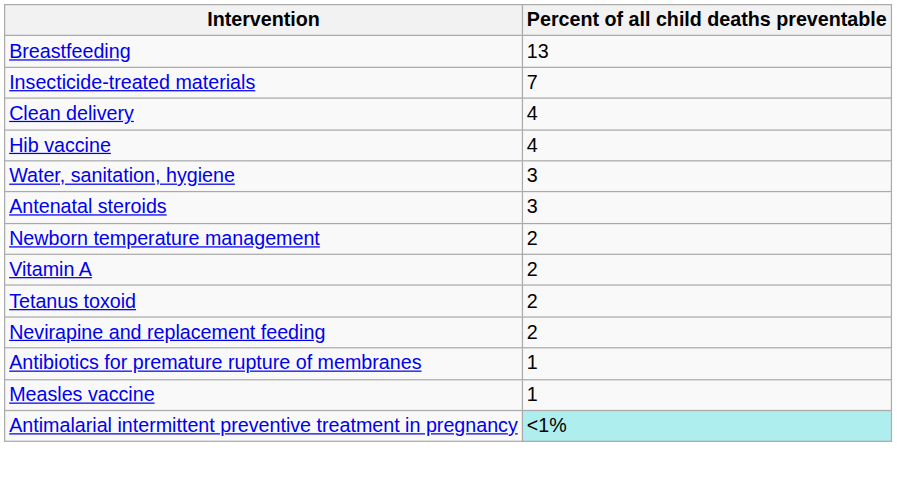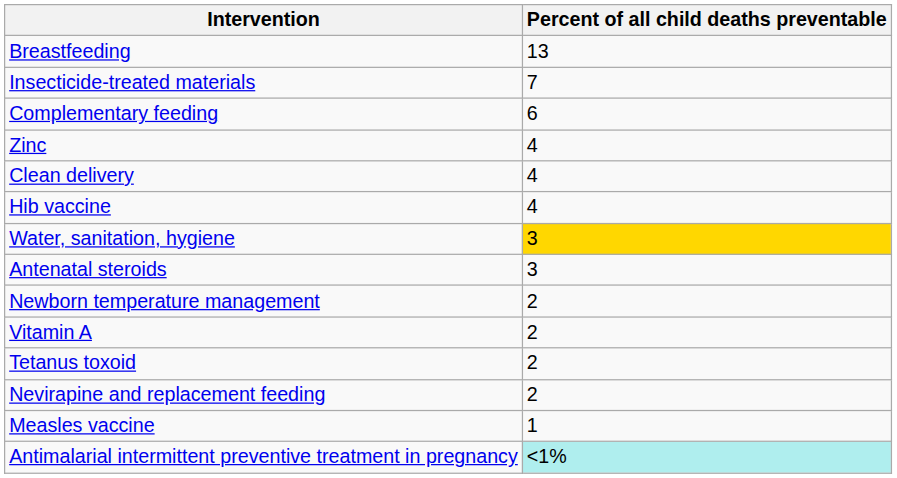+ row: (114, 113)
+ row: (28, 144)
(532, 176) no background -> (532, 238) gold background
- row: (215, 363)
